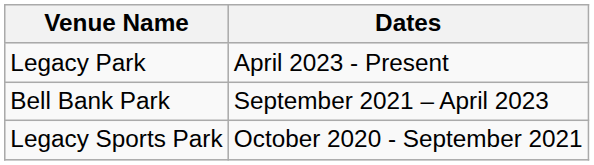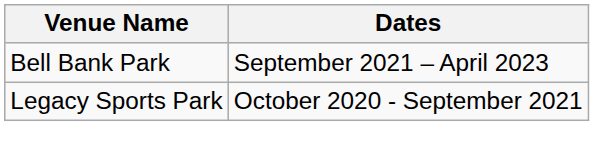- row: (78, 62)
